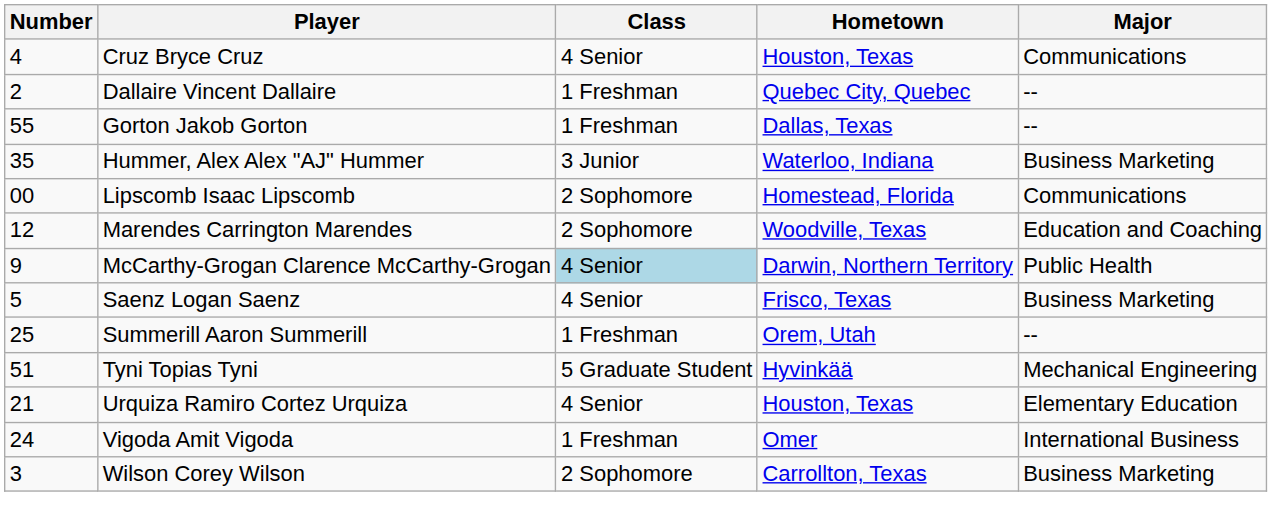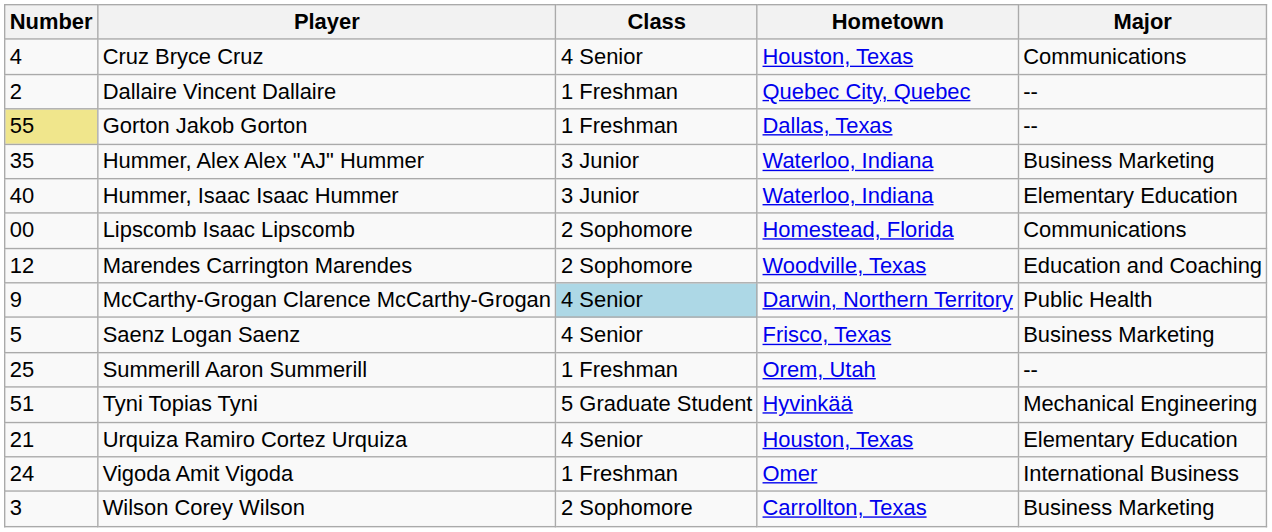(22, 126) no background -> (22, 126) khaki background
+ row: (251, 195)
